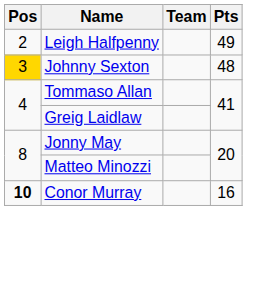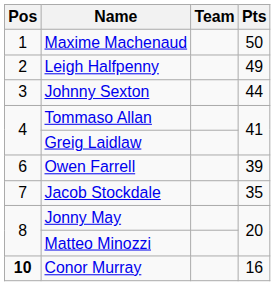+ row: (116, 42)
(23, 67) gold background -> (23, 92) no background
(226, 67) 48 -> (254, 92) 44
+ row: (90, 167)
+ row: (103, 192)
